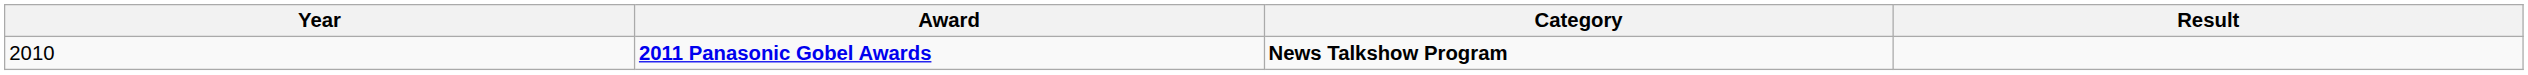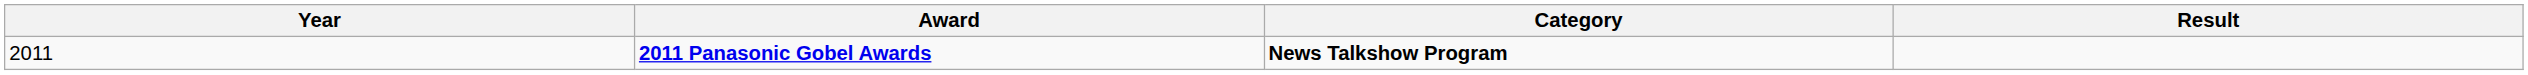(32, 52) 2010 -> (31, 52) 2011
